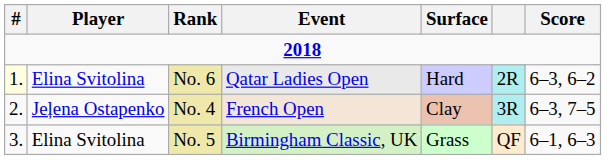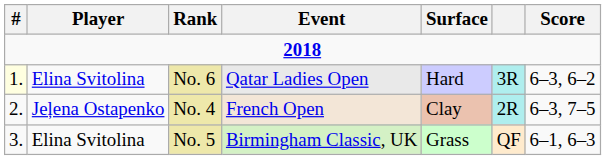(508, 79) 2R -> (508, 79) 3R
(508, 109) 3R -> (508, 109) 2R
